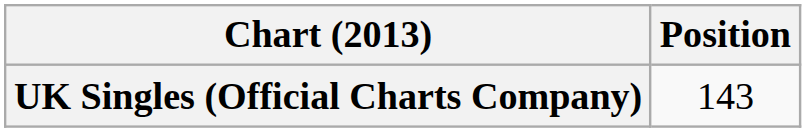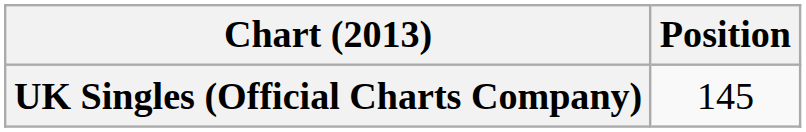(725, 95) 143 -> (725, 95) 145
